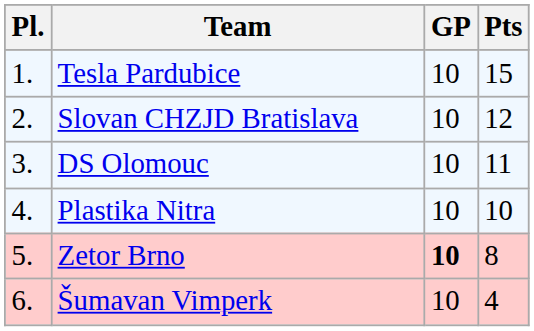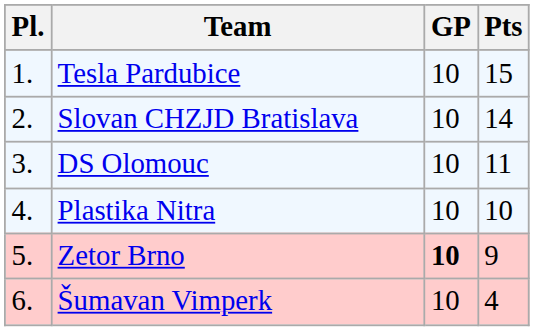(499, 118) 12 -> (499, 118) 14
(491, 255) 8 -> (491, 255) 9
